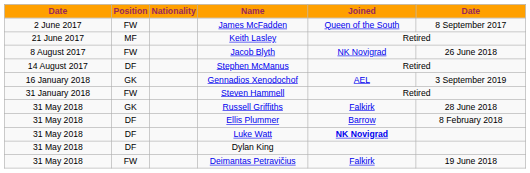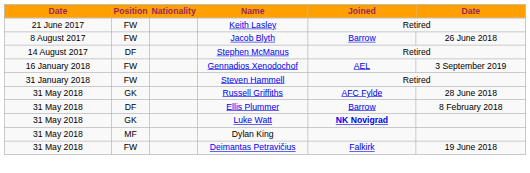- row: (253, 25)
(130, 39) MF -> (130, 25) FW
(362, 52) NK Novigrad -> (362, 39) Barrow
(130, 80) GK -> (130, 66) FW
(362, 107) Falkirk -> (362, 93) AFC Fylde
(130, 134) DF -> (130, 121) GK
(130, 148) DF -> (130, 134) MF
